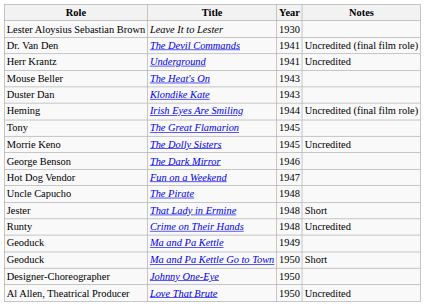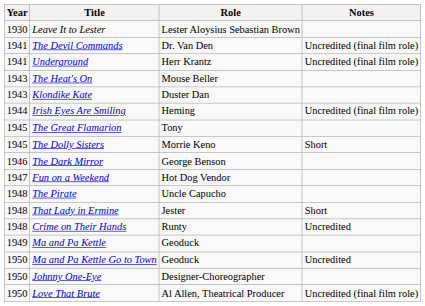columns swapped: (289, 12) <-> (76, 12)
(328, 62) Uncredited -> (361, 62) Uncredited (final film role)
(328, 144) Uncredited -> (316, 144) Short
(316, 260) Short -> (328, 260) Uncredited
(328, 293) Uncredited -> (361, 293) Uncredited (final film role)
